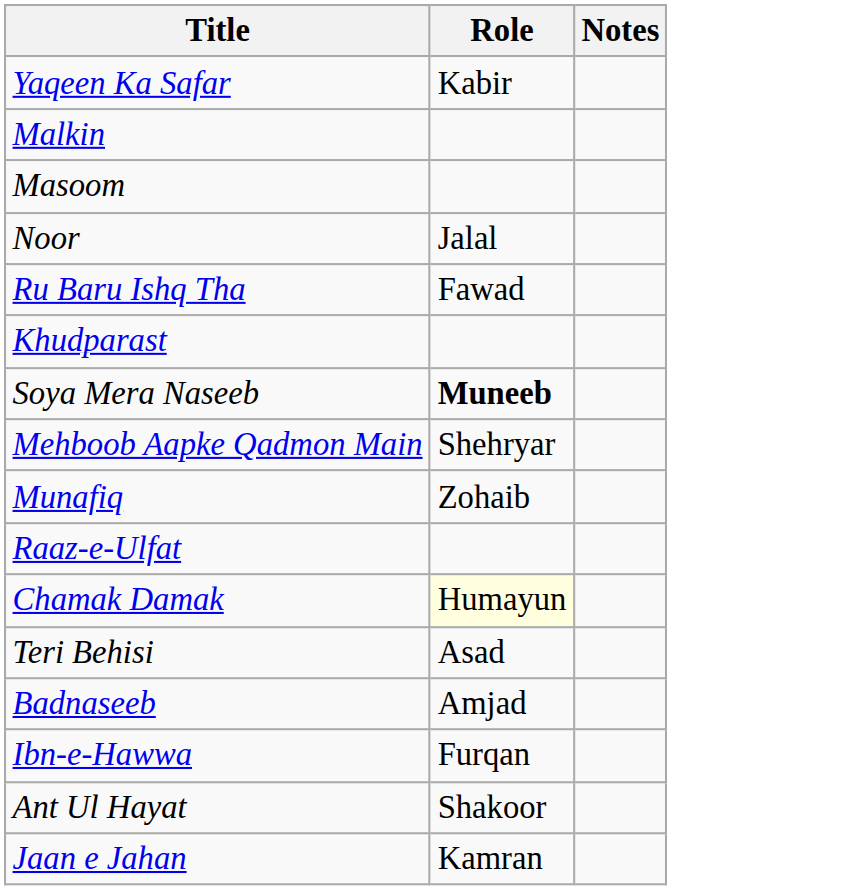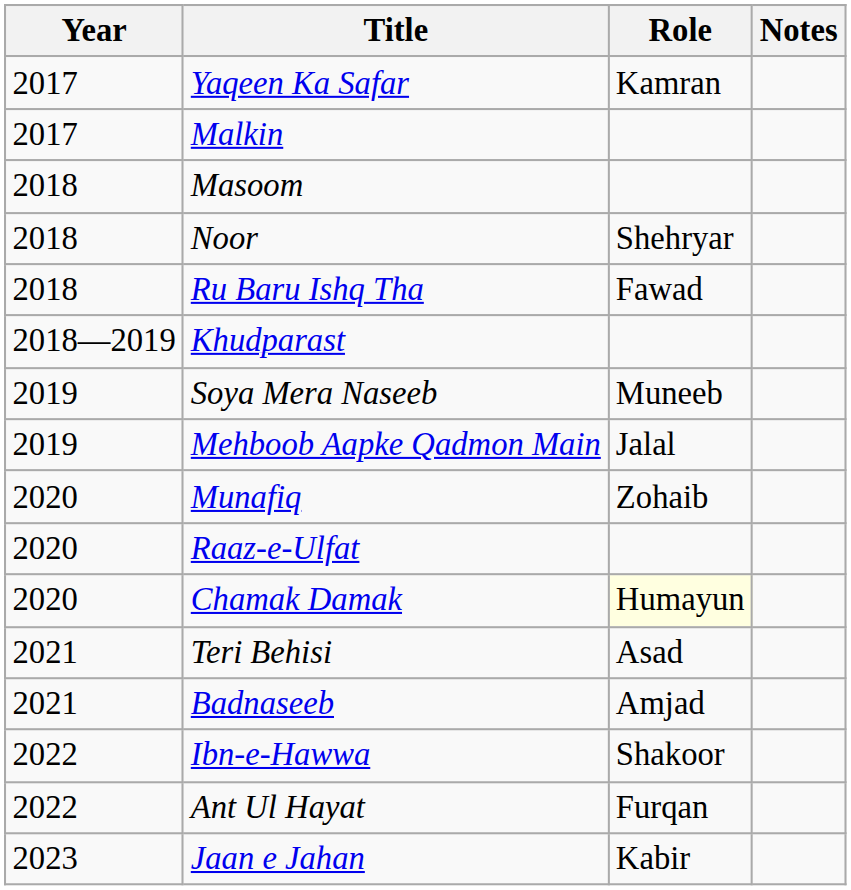+ column: (94, 30)
(475, 82) Kabir -> (668, 82) Kamran
(468, 237) Jalal -> (675, 237) Shehryar
(495, 392) bold -> (669, 392) normal
(497, 444) Shehryar -> (646, 444) Jalal
(484, 755) Furqan -> (670, 755) Shakoor
(492, 806) Shakoor -> (662, 806) Furqan
(490, 858) Kamran -> (653, 858) Kabir
